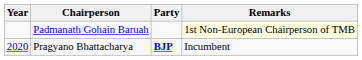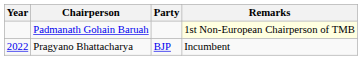(18, 47) 2020 -> (18, 47) 2022
(163, 47) bold -> (162, 47) normal
